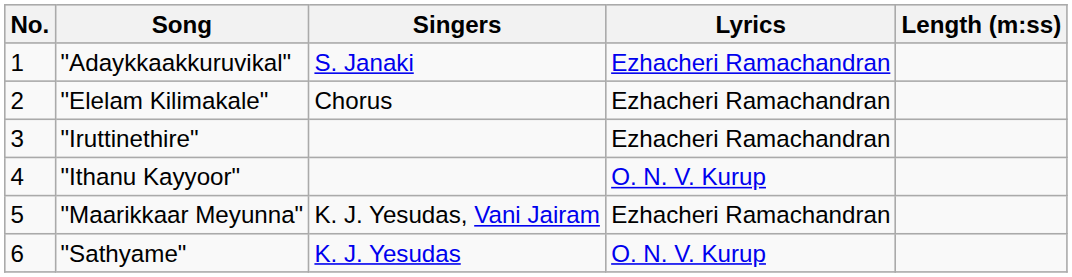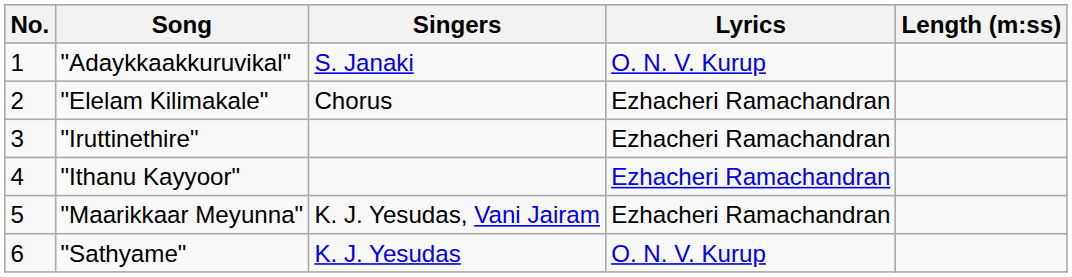(751, 62) Ezhacheri Ramachandran -> (689, 62) O. N. V. Kurup
(689, 177) O. N. V. Kurup -> (751, 177) Ezhacheri Ramachandran
